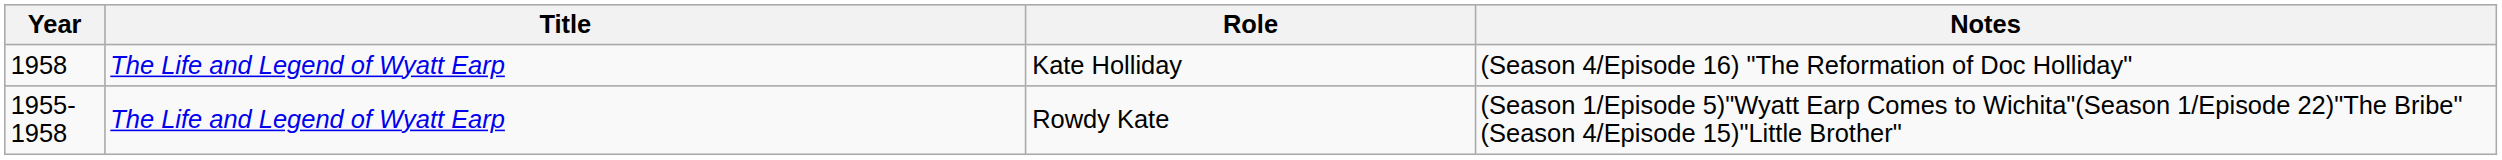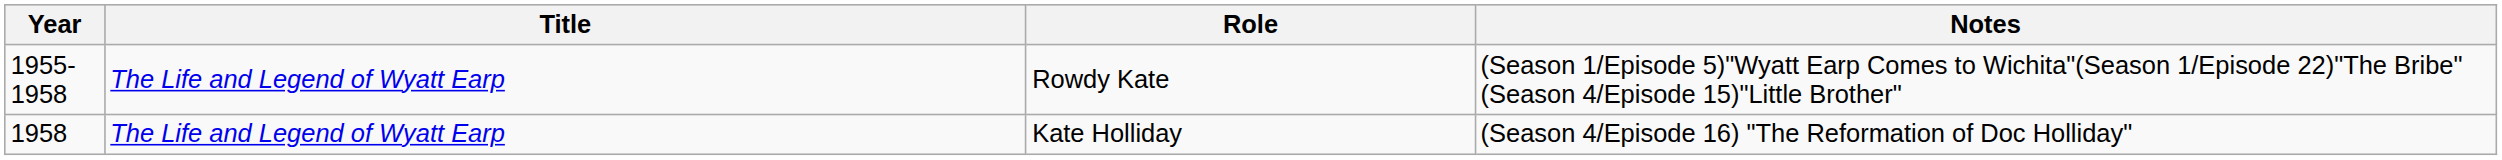rows swapped: (1101, 119) <-> (1107, 65)
